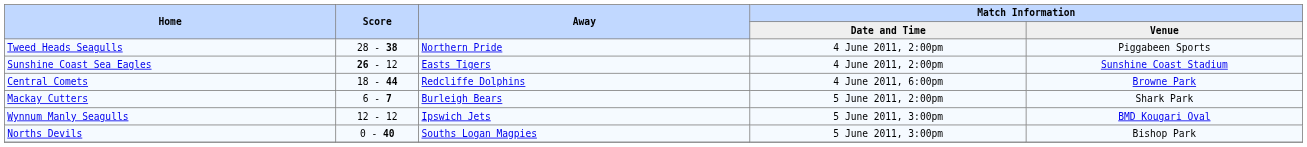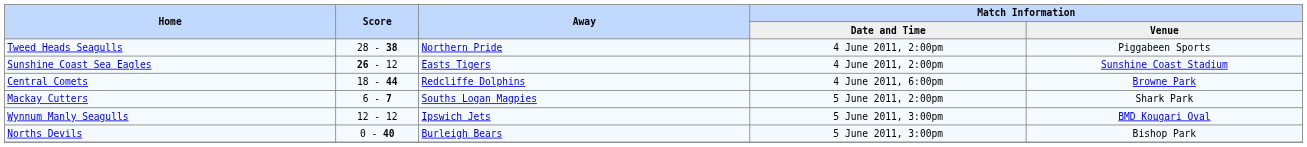(462, 99) Burleigh Bears -> (479, 99) Souths Logan Magpies
(479, 134) Souths Logan Magpies -> (462, 134) Burleigh Bears
